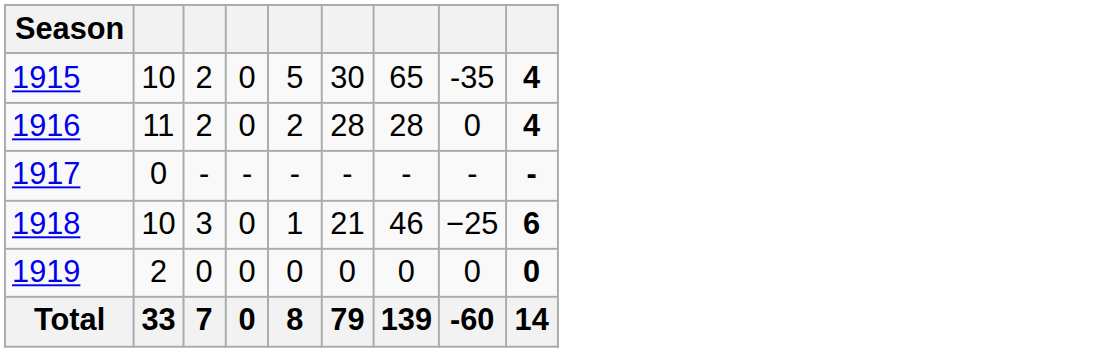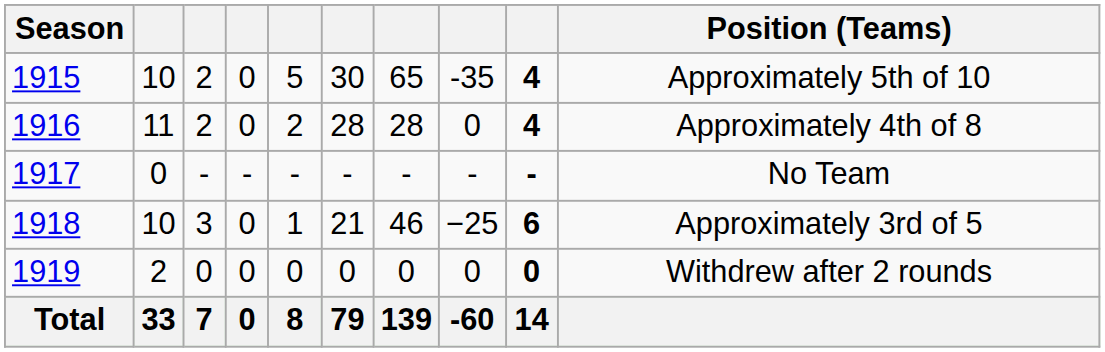+ column: (829, 28)
